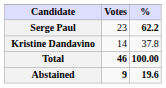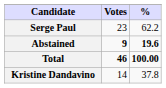(150, 28) bold -> (150, 28) normal
rows swapped: (53, 43) <-> (53, 75)
